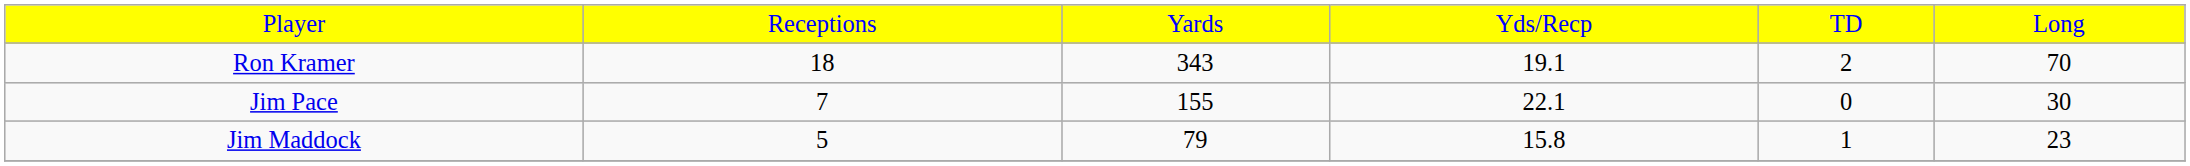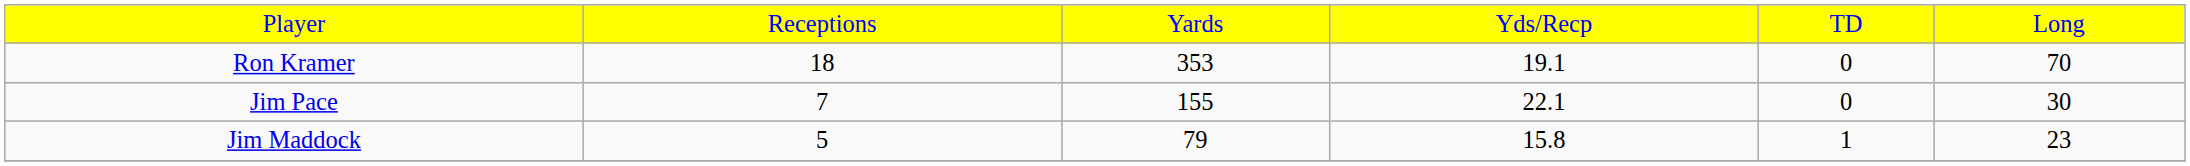(1195, 62) 343 -> (1195, 62) 353
(1846, 62) 2 -> (1846, 62) 0
